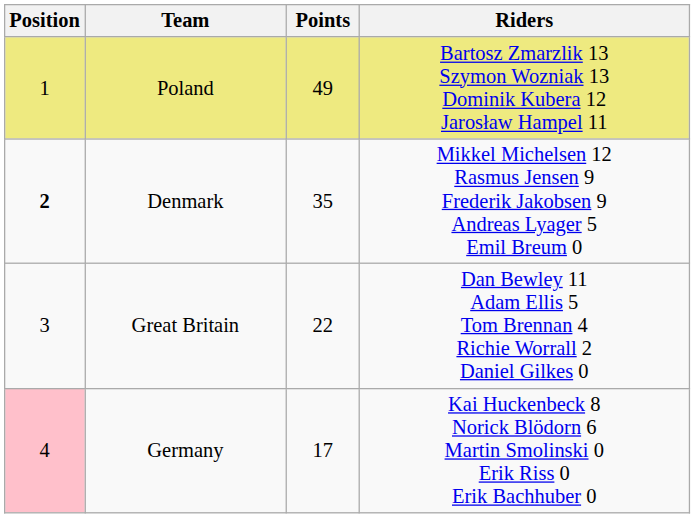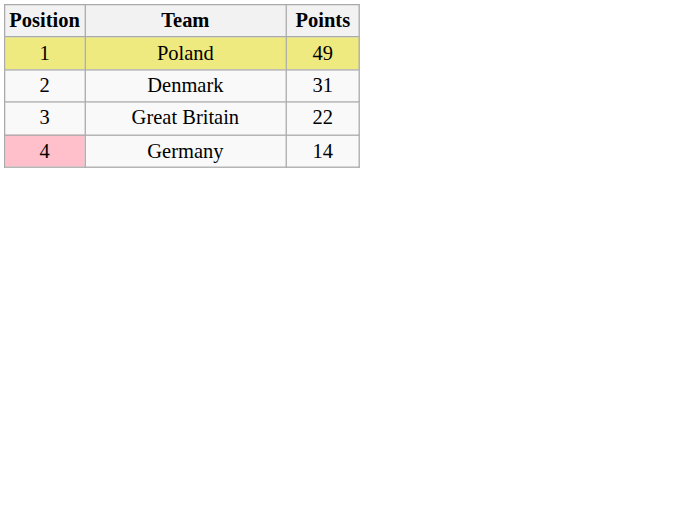- column: (524, 20)
(45, 200) bold -> (45, 85) normal
(323, 200) 35 -> (323, 85) 31
(323, 450) 17 -> (323, 150) 14
